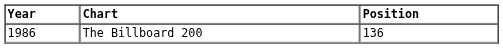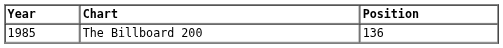(22, 33) 1986 -> (22, 33) 1985
